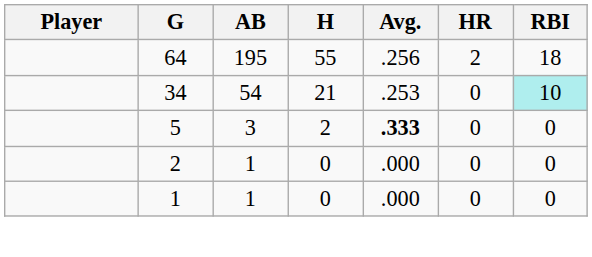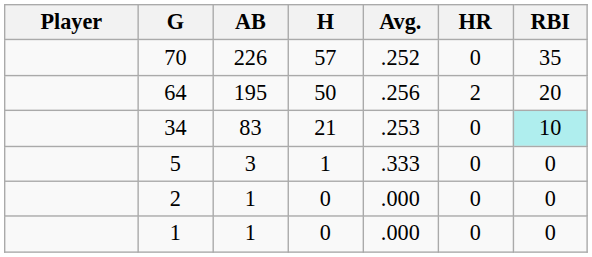+ row: (175, 57)
(325, 57) 55 -> (325, 92) 50
(550, 57) 18 -> (550, 92) 20
(250, 92) 54 -> (250, 127) 83
(325, 127) 2 -> (325, 163) 1
(400, 127) bold -> (400, 163) normal
